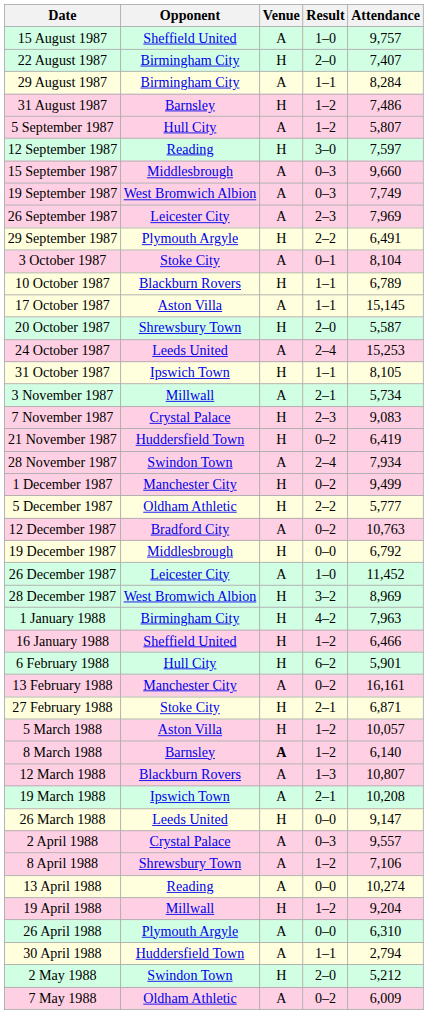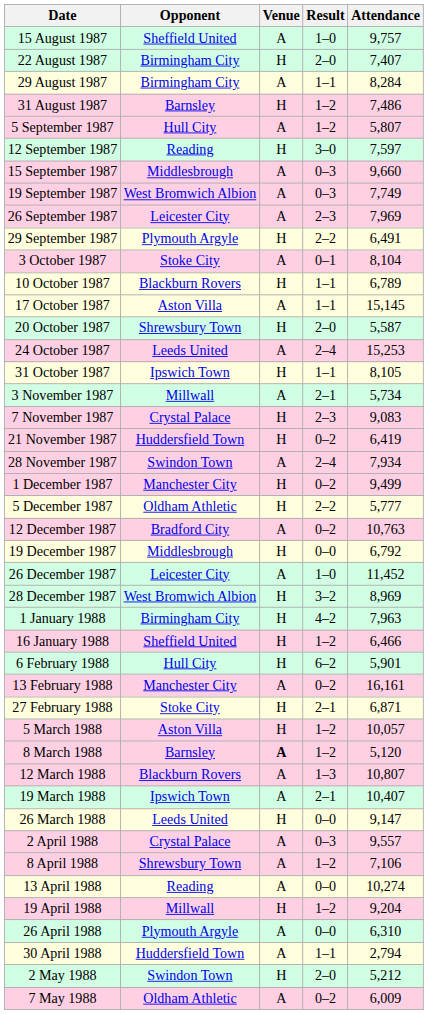(386, 752) 6,140 -> (386, 752) 5,120
(386, 797) 10,208 -> (386, 797) 10,407
